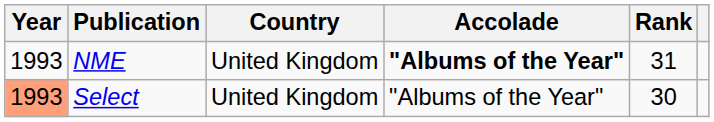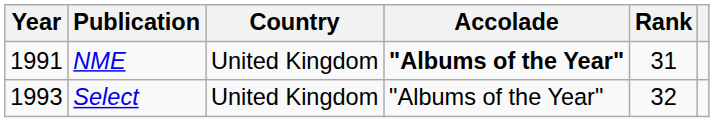(36, 60) 1993 -> (36, 60) 1991
(36, 97) lightsalmon background -> (36, 97) no background
(664, 97) 30 -> (664, 97) 32
